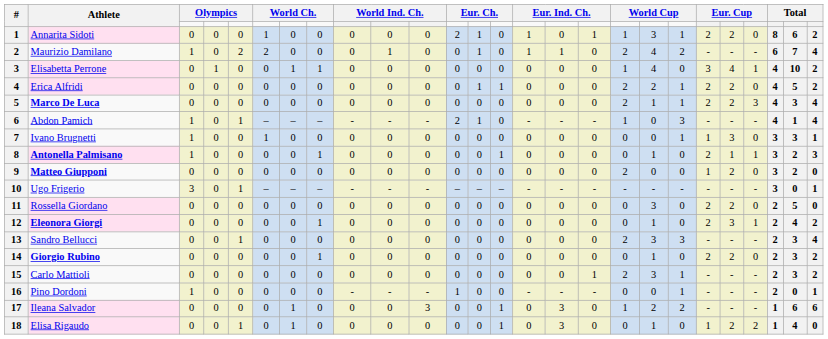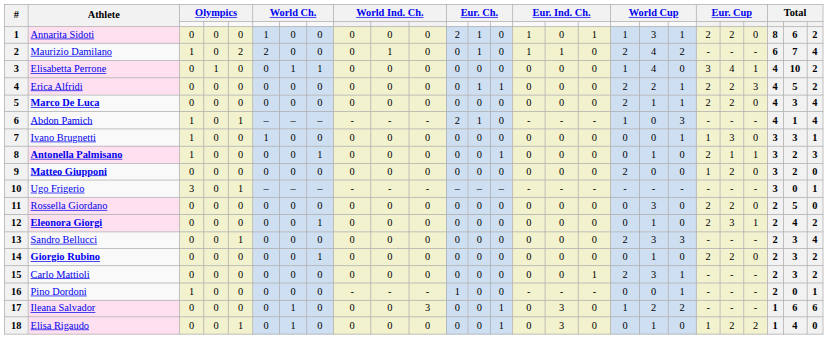(755, 86) 0 -> (755, 86) 3
(755, 103) 3 -> (755, 103) 0
